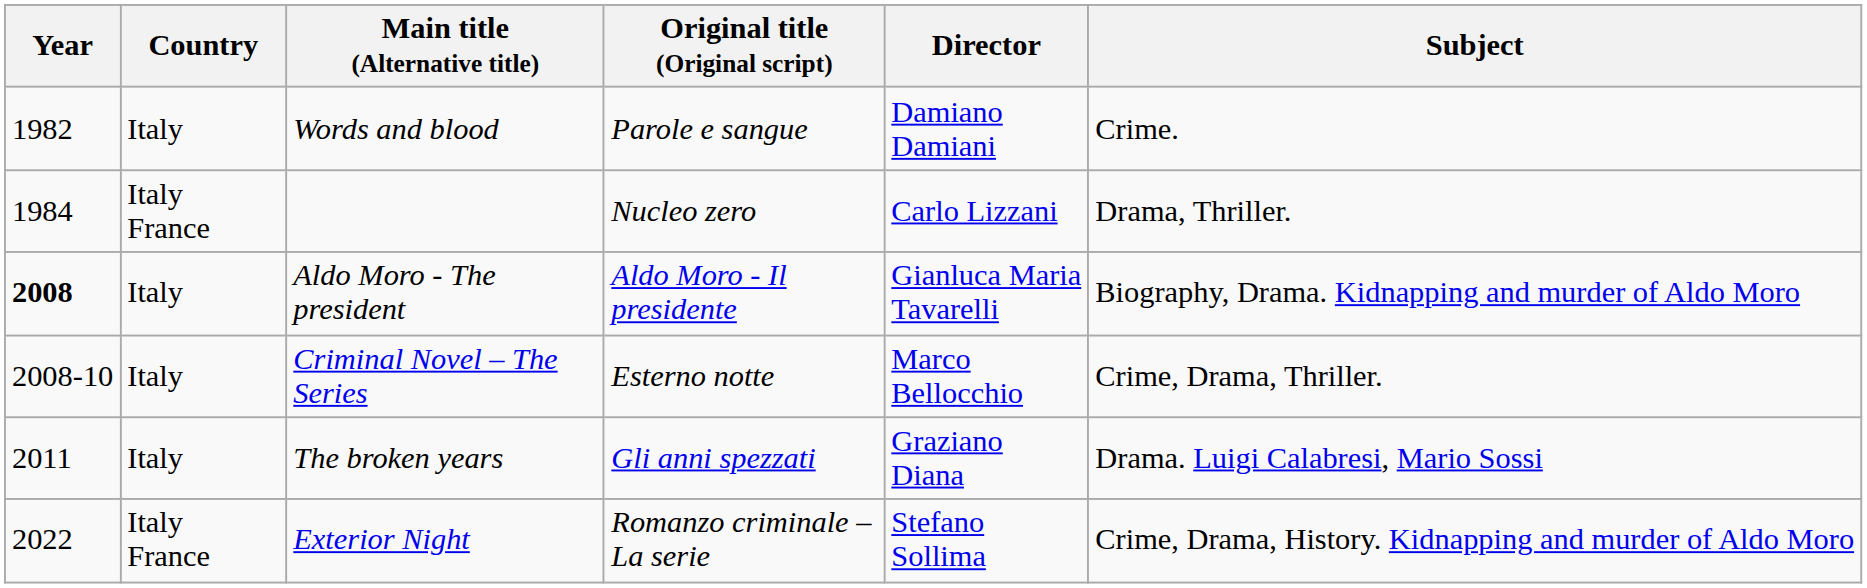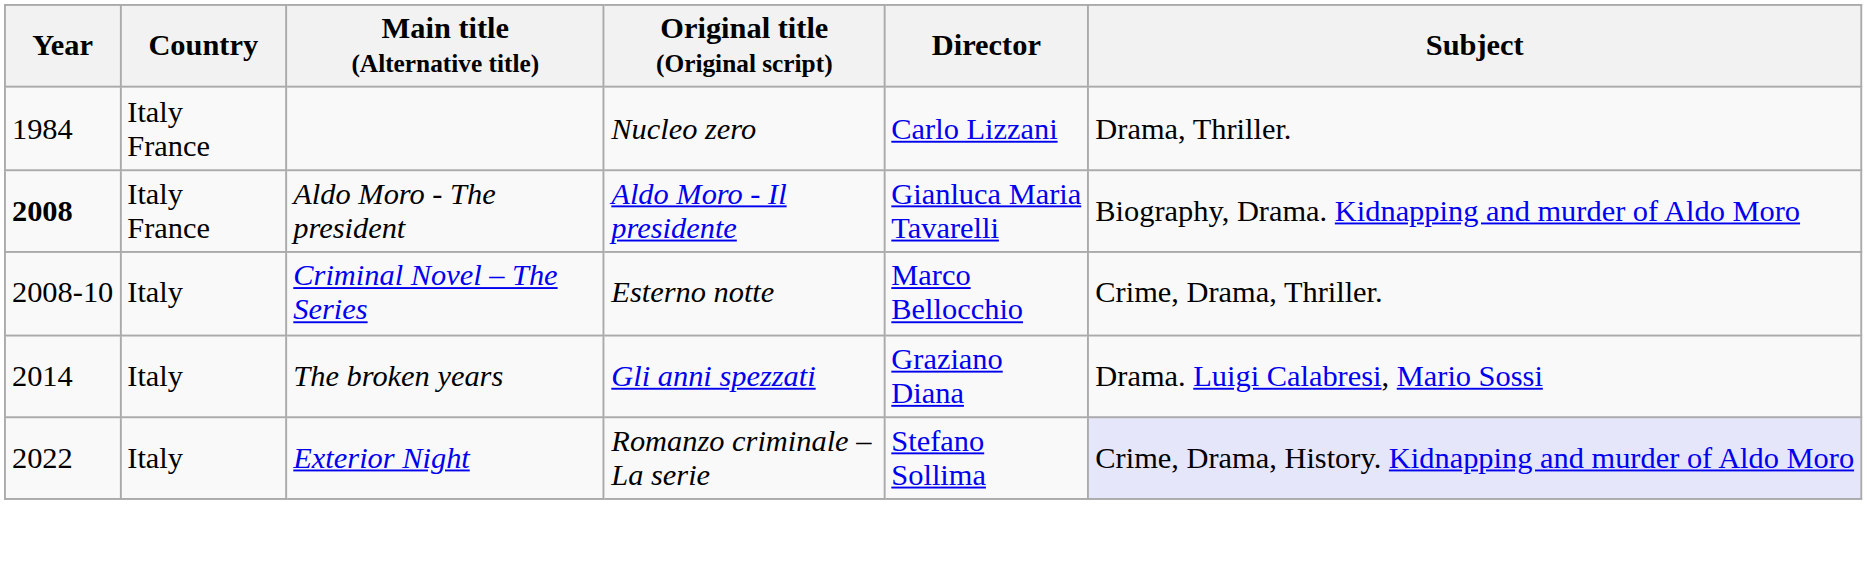- row: (396, 128)
(155, 292) Italy -> (169, 210) Italy France
(42, 457) 2011 -> (42, 375) 2014
(169, 540) Italy France -> (155, 457) Italy
(1475, 540) no background -> (1475, 457) lavender background
